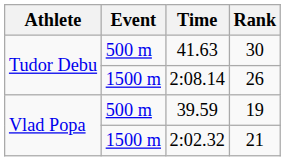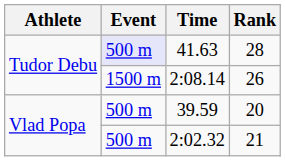(129, 50) no background -> (129, 50) lavender background
(255, 50) 30 -> (255, 50) 28
(255, 110) 19 -> (255, 110) 20
(133, 140) 1500 m -> (129, 140) 500 m
